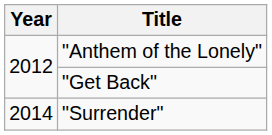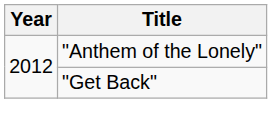- row: (113, 113)
